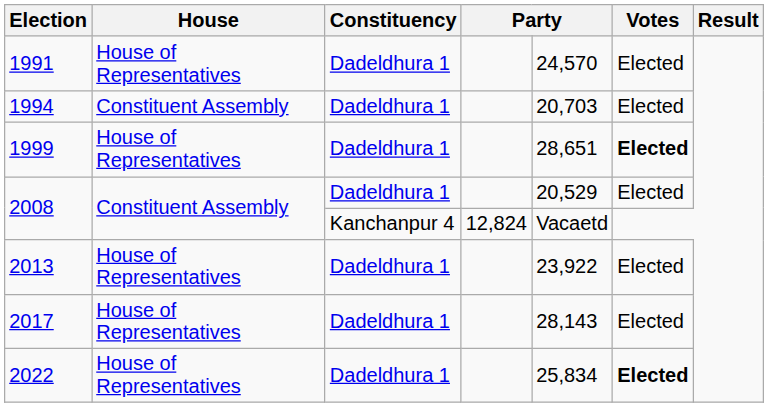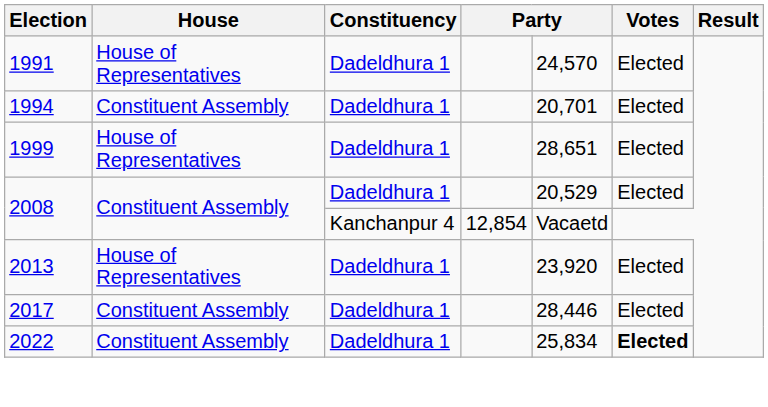(567, 106) 20,703 -> (567, 106) 20,701
(653, 149) bold -> (651, 149) normal
(496, 223) 12,824 -> (496, 223) 12,854
(567, 266) 23,922 -> (567, 266) 23,920
(169, 321) House of Representatives -> (192, 309) Constituent Assembly
(567, 321) 28,143 -> (567, 309) 28,446
(169, 375) House of Representatives -> (192, 341) Constituent Assembly
